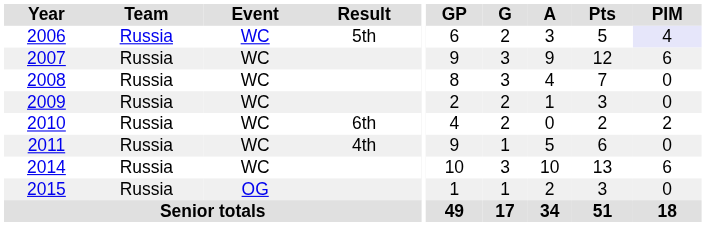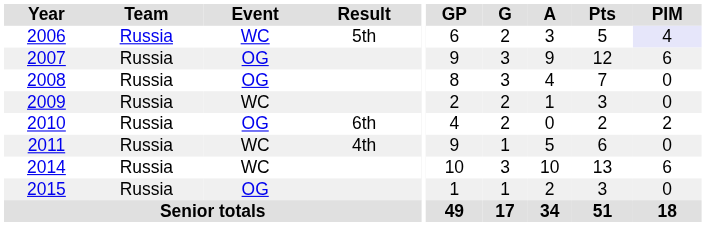(255, 58) WC -> (255, 58) OG
(255, 80) WC -> (255, 80) OG
(255, 123) WC -> (255, 123) OG
